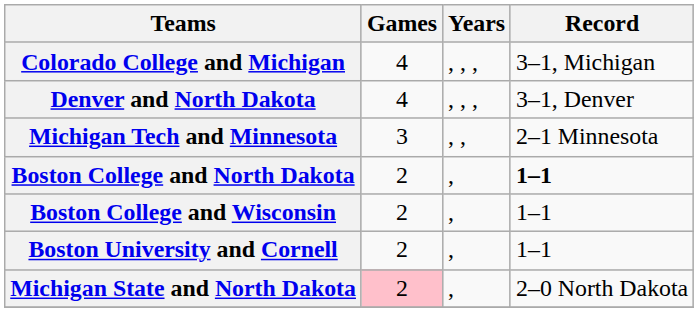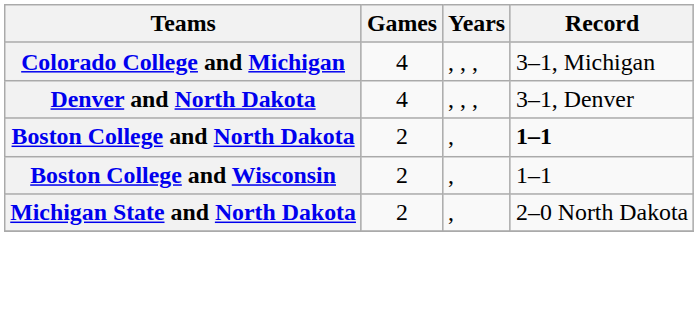- row: (183, 136)
- row: (183, 250)
(402, 288) pink background -> (402, 212) no background
